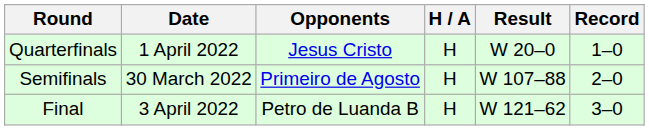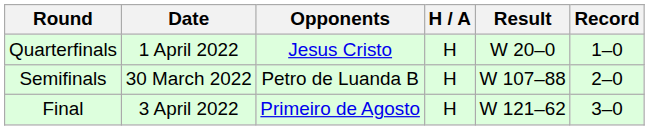(340, 79) Primeiro de Agosto -> (340, 79) Petro de Luanda B
(340, 109) Petro de Luanda B -> (340, 109) Primeiro de Agosto
